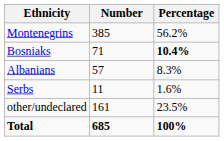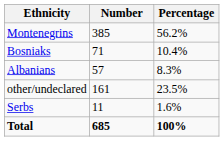(173, 51) bold -> (172, 51) normal
rows swapped: (20, 88) <-> (47, 107)
